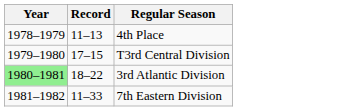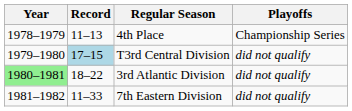+ column: (290, 14)
(87, 55) no background -> (87, 55) lightblue background
